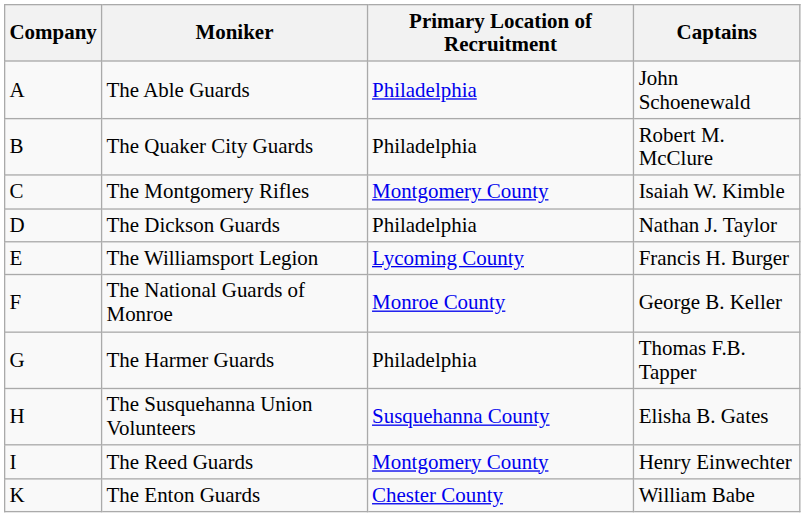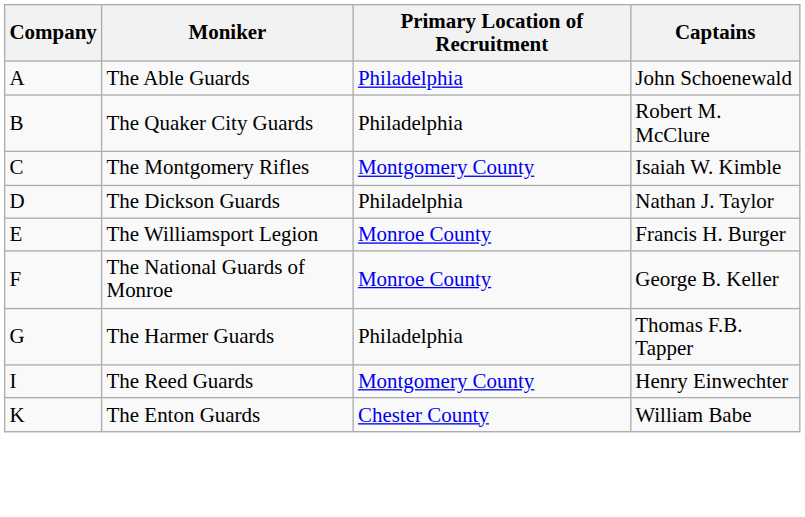(448, 258) Lycoming County -> (425, 234) Monroe County
- row: (210, 416)
